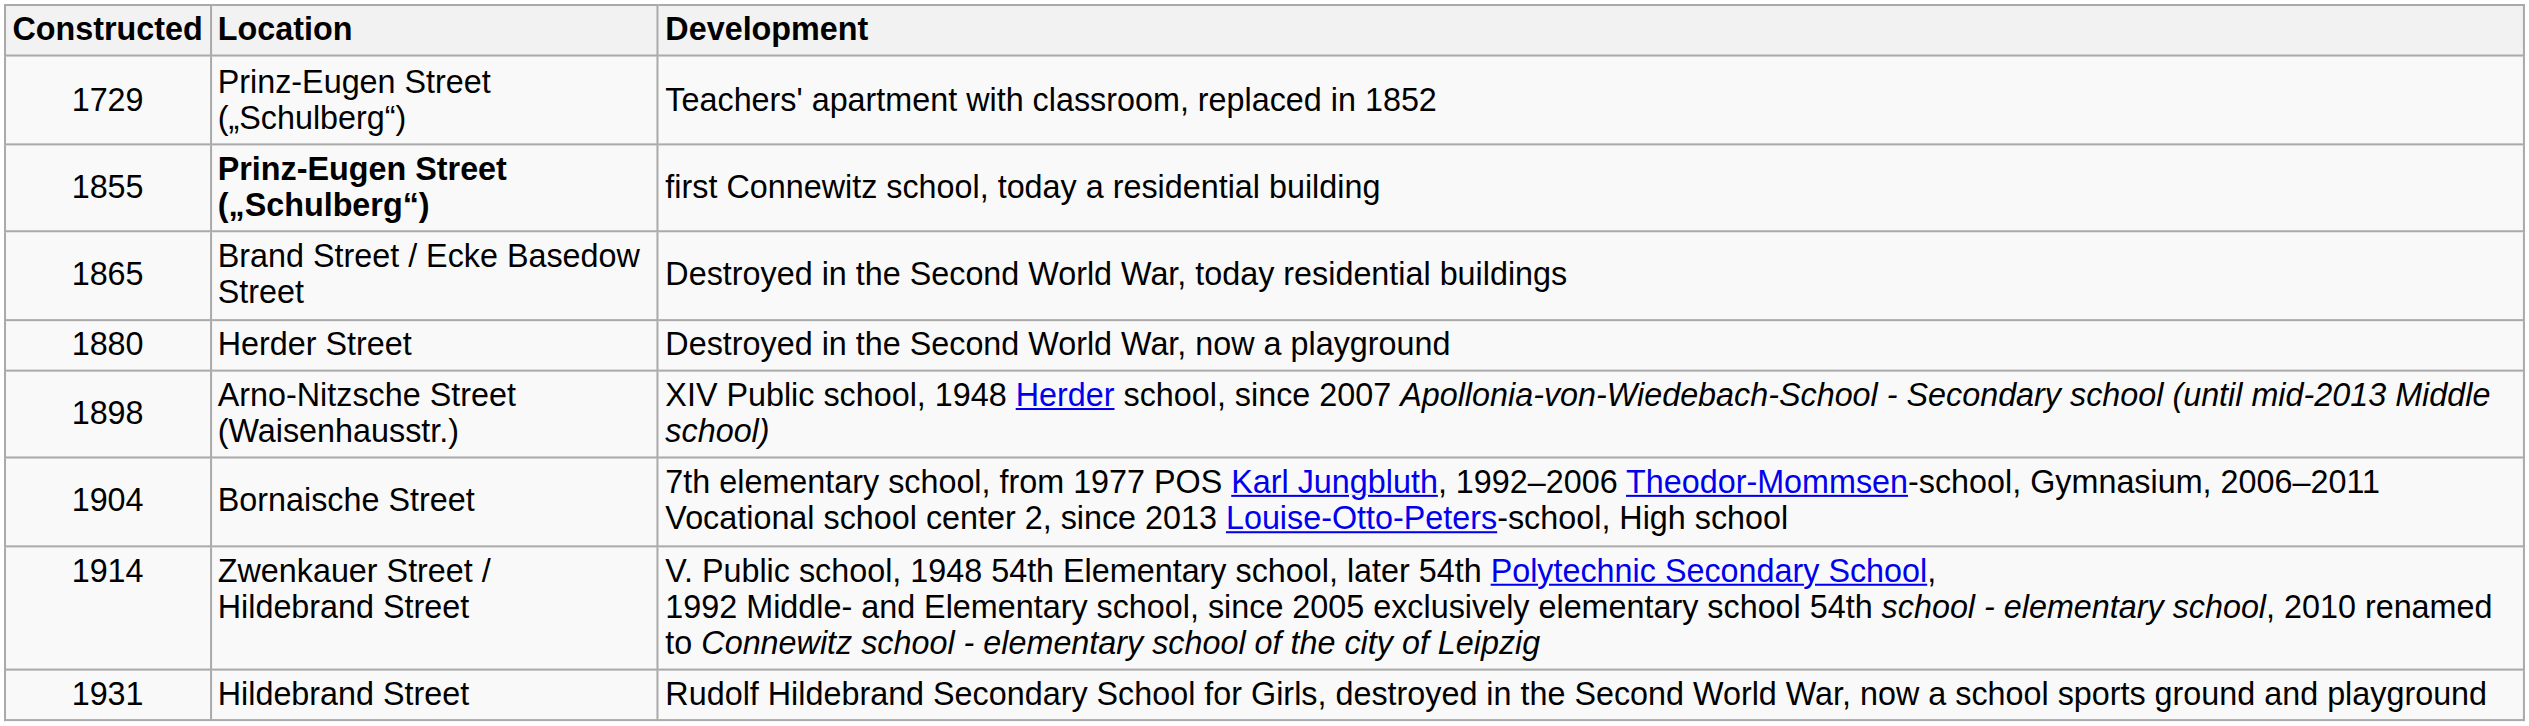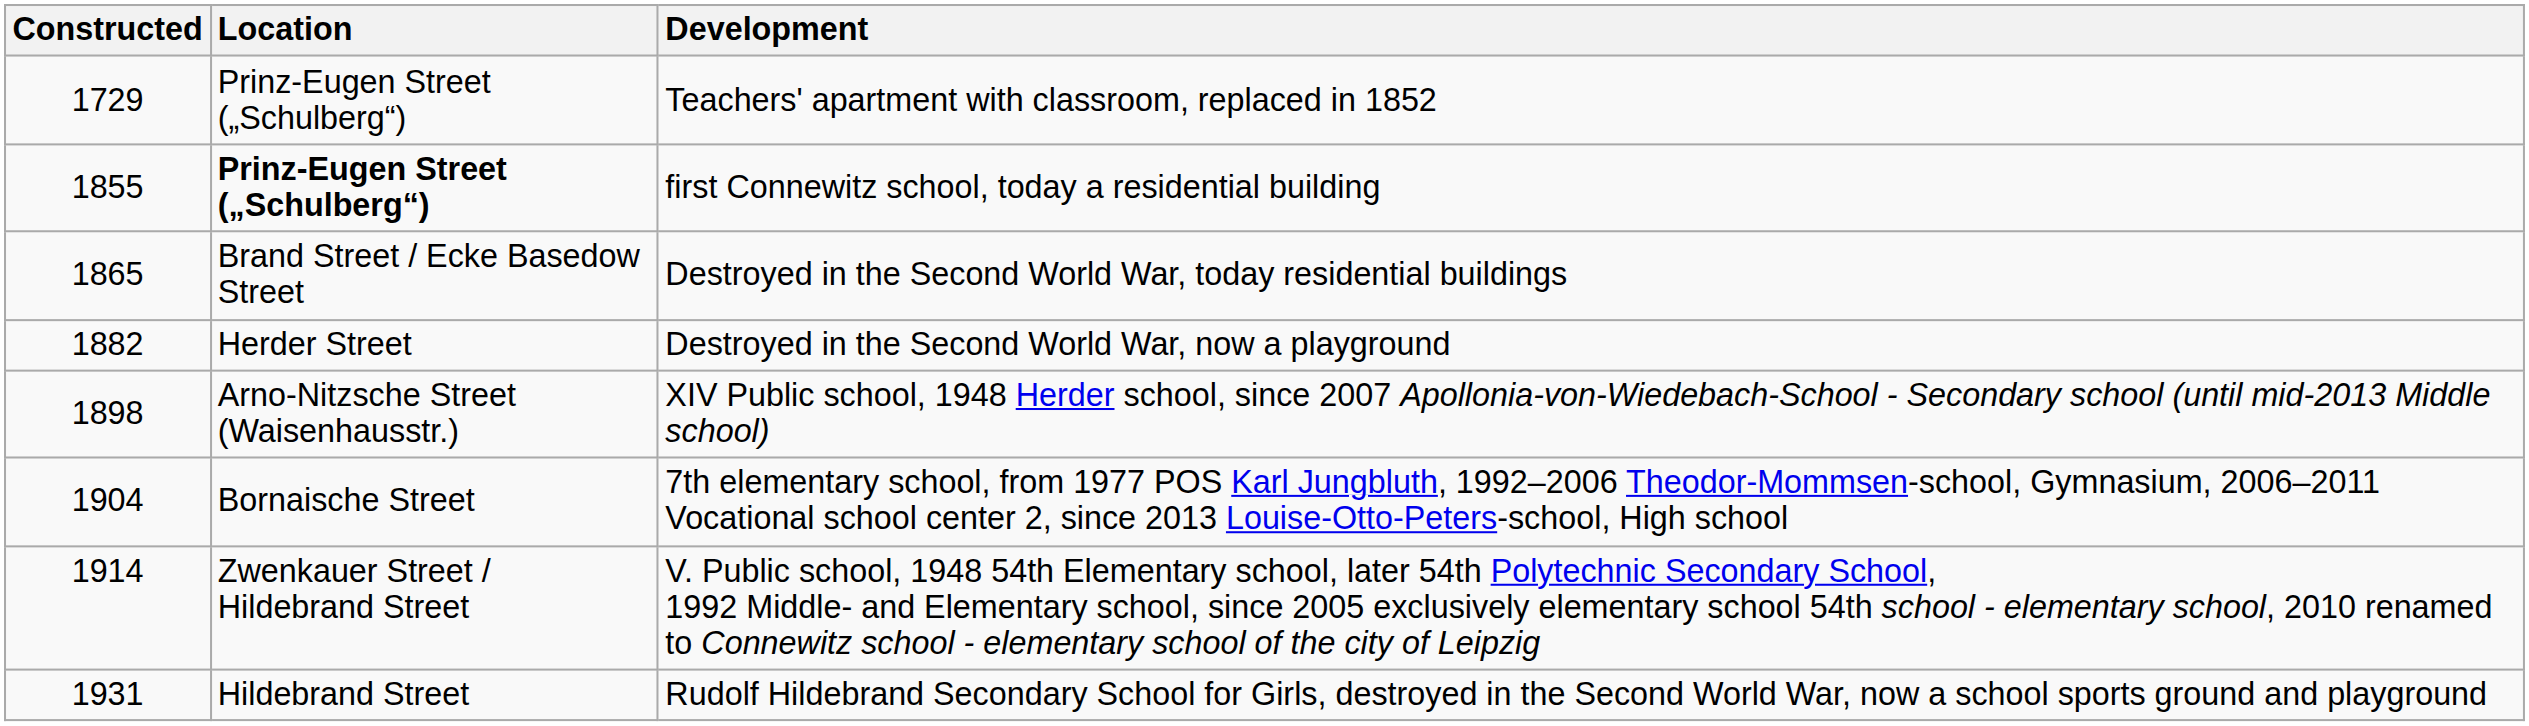(108, 344) 1880 -> (108, 344) 1882
